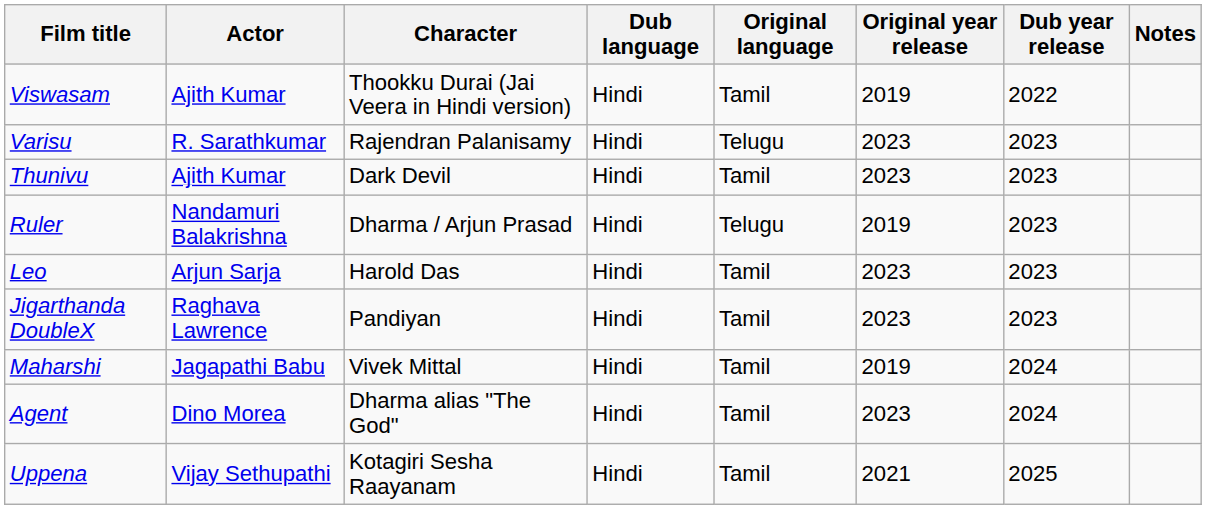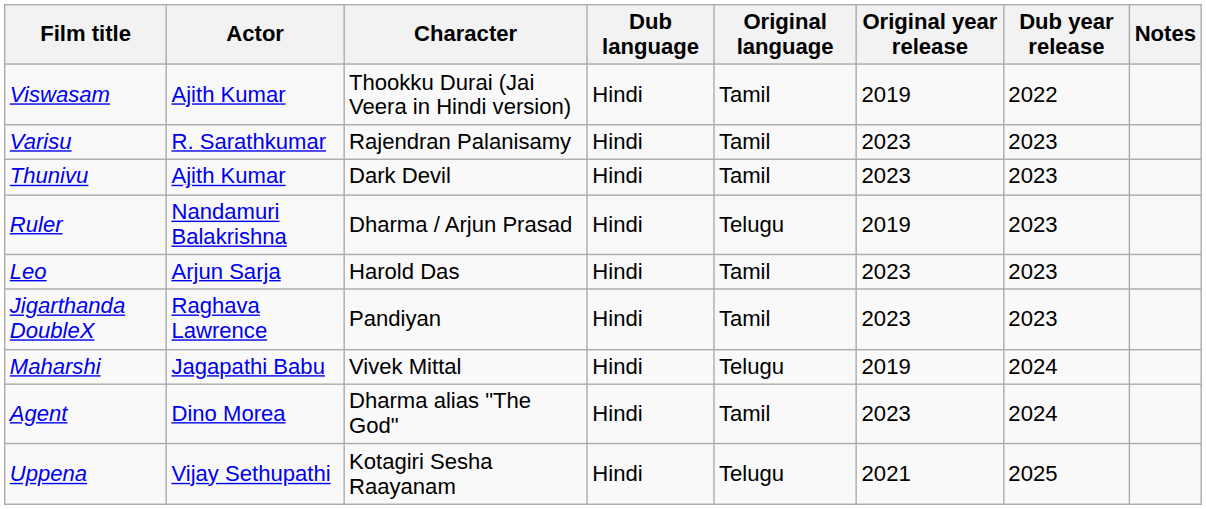(751, 141) Telugu -> (745, 141) Tamil
(745, 366) Tamil -> (751, 366) Telugu
(745, 473) Tamil -> (751, 473) Telugu
